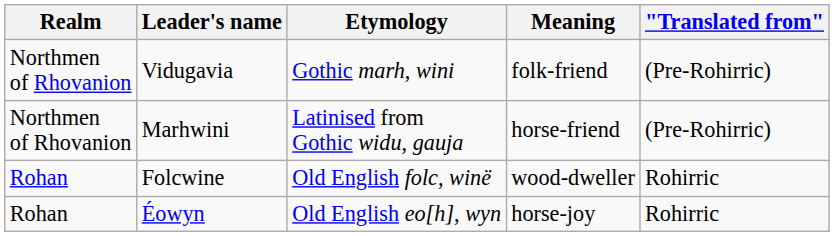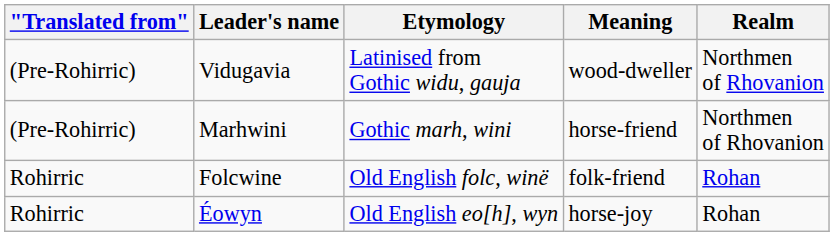columns swapped: (71, 22) <-> (734, 22)
(373, 69) Gothic marh, wini -> (435, 69) Latinised from Gothic widu, gauja
(559, 69) folk-friend -> (630, 69) wood-dweller
(378, 130) Latinised from Gothic widu, gauja -> (430, 130) Gothic marh, wini
(573, 177) wood-dweller -> (617, 177) folk-friend
